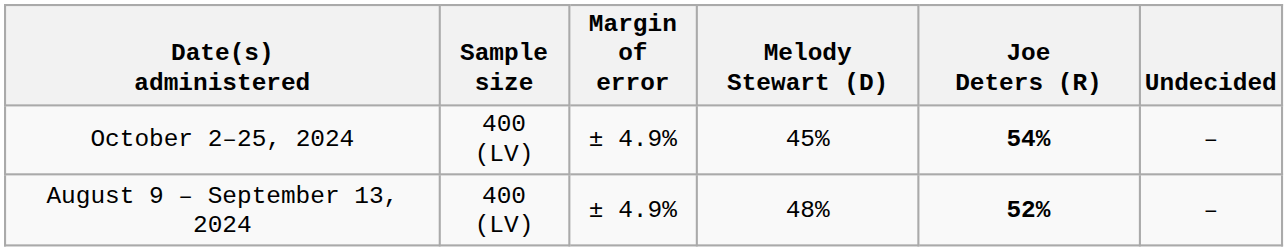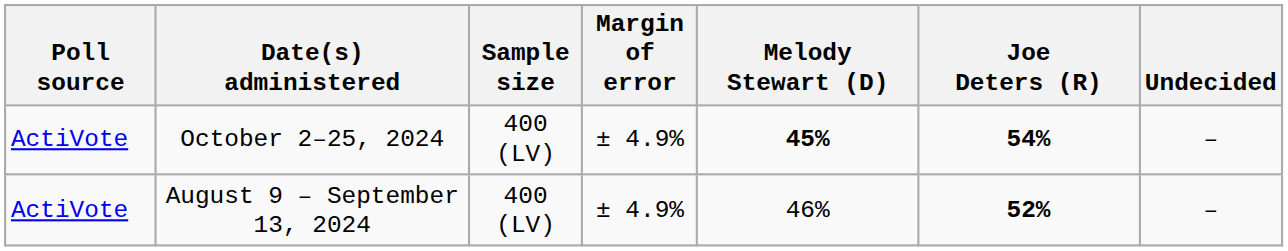+ column: (81, 69)
(808, 140) normal -> (808, 140) bold
(808, 210) 48% -> (808, 210) 46%
